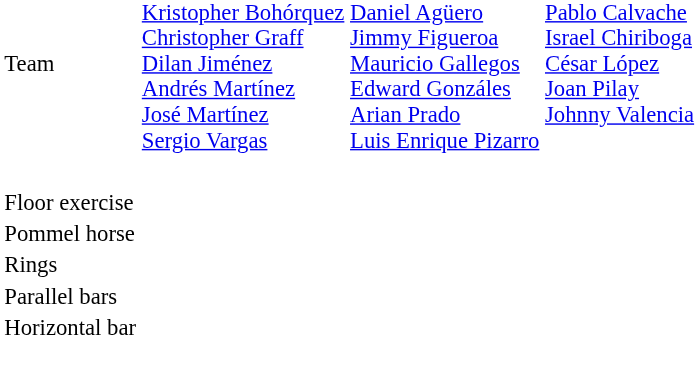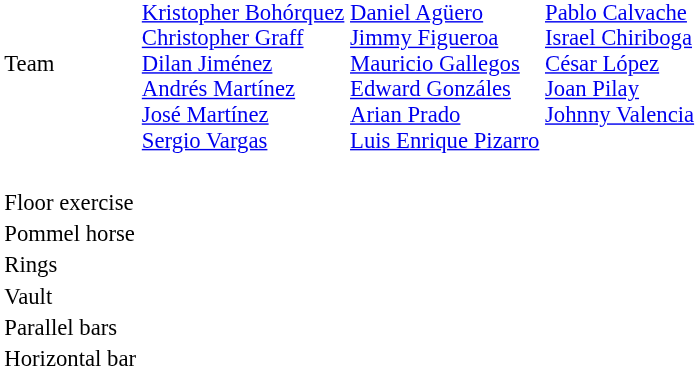+ row: (28, 296)
